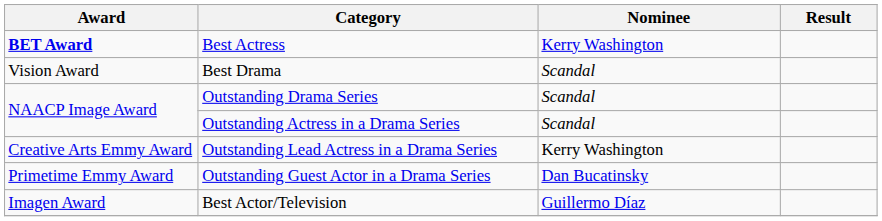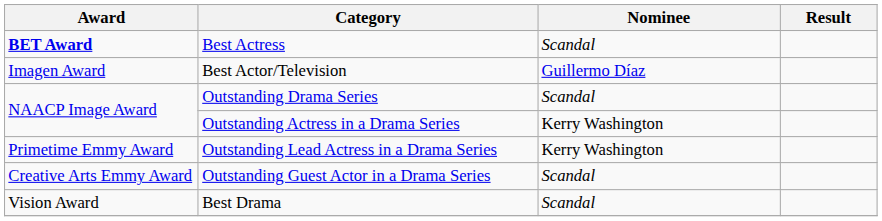(602, 44) Kerry Washington -> (568, 44) Scandal
rows swapped: (274, 202) <-> (242, 70)
(568, 123) Scandal -> (602, 123) Kerry Washington
(100, 149) Creative Arts Emmy Award -> (91, 149) Primetime Emmy Award
(91, 176) Primetime Emmy Award -> (100, 176) Creative Arts Emmy Award
(595, 176) Dan Bucatinsky -> (568, 176) Scandal
